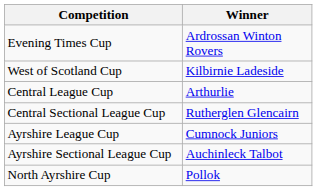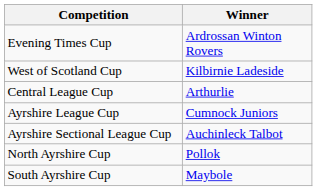- row: (86, 112)
+ row: (59, 175)
